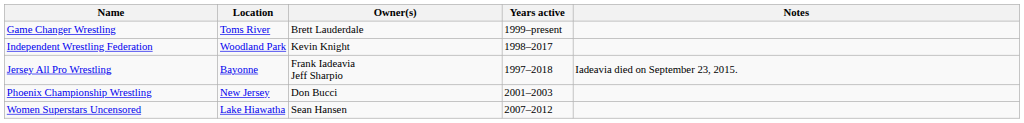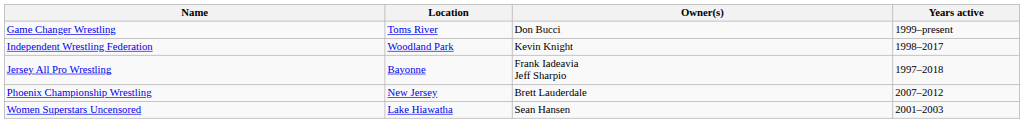- column: (796, 13)
(327, 30) Brett Lauderdale -> (538, 30) Don Bucci
(314, 93) Don Bucci -> (551, 93) Brett Lauderdale
(528, 93) 2001–2003 -> (919, 93) 2007–2012
(528, 110) 2007–2012 -> (919, 110) 2001–2003
